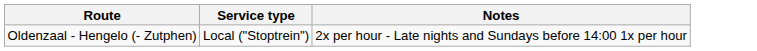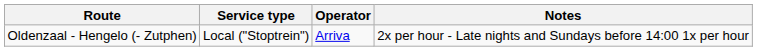+ column: (343, 14)
